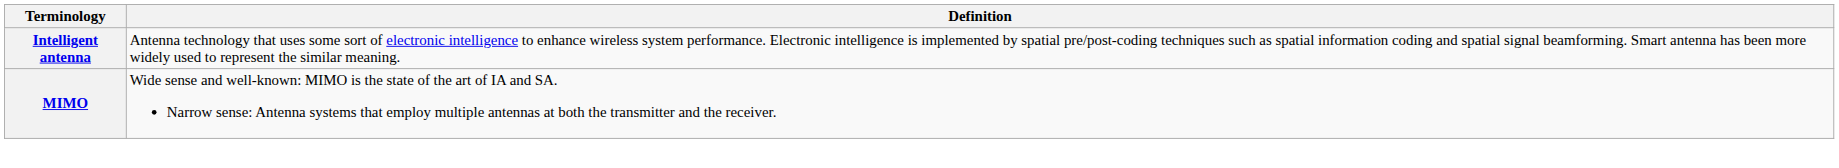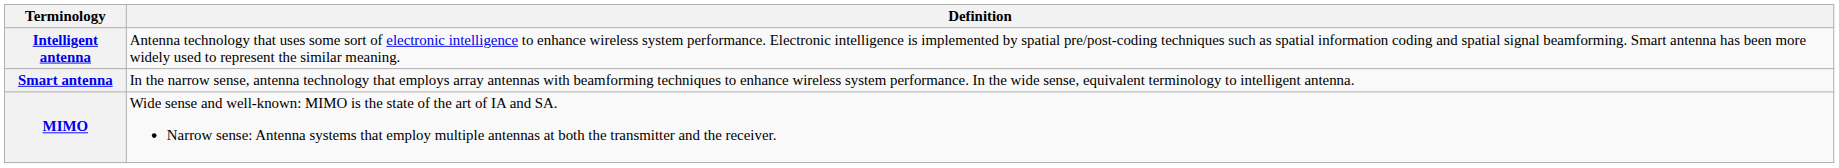+ row: (65, 80)
